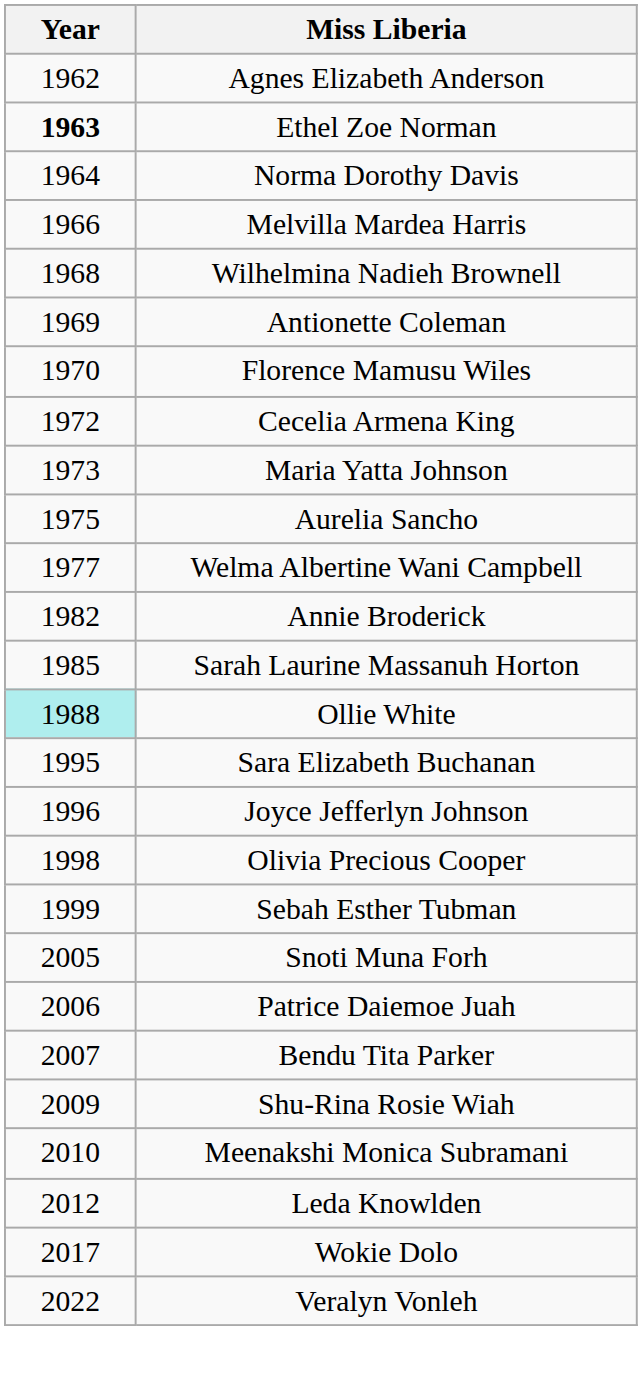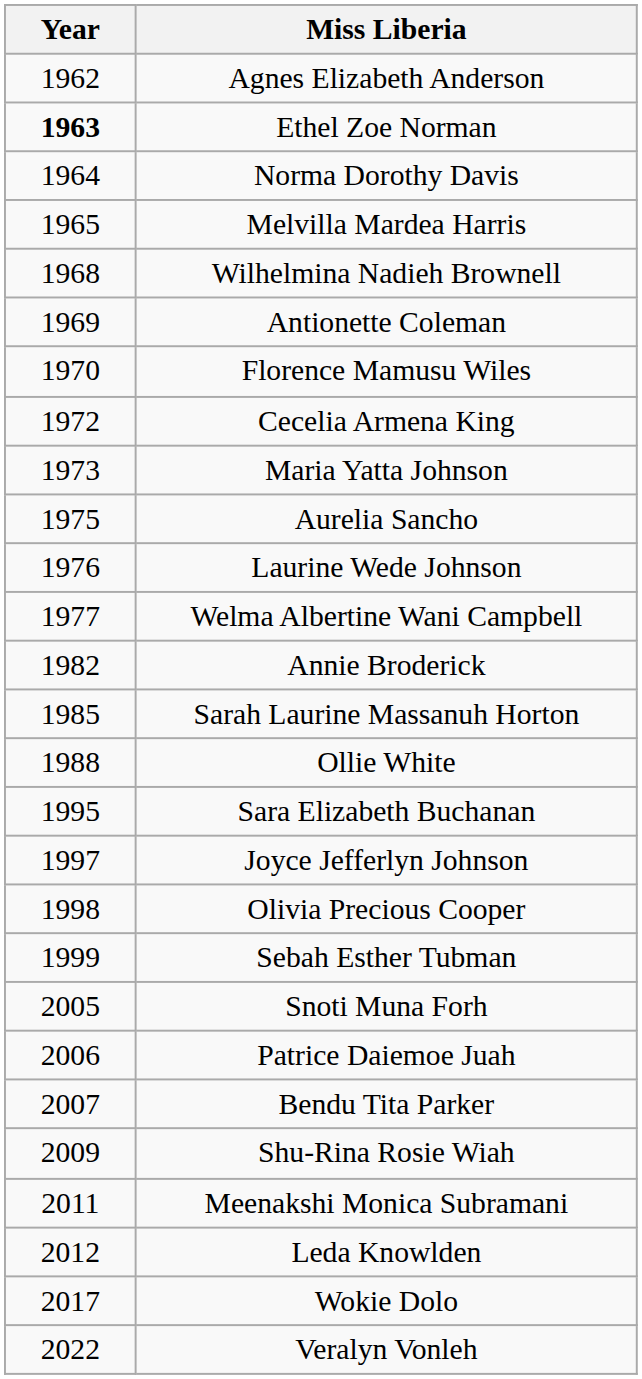(70, 224) 1966 -> (70, 224) 1965
+ row: (386, 566)
(70, 713) paleturquoise background -> (70, 762) no background
(70, 811) 1996 -> (70, 859) 1997
(70, 1153) 2010 -> (70, 1202) 2011
